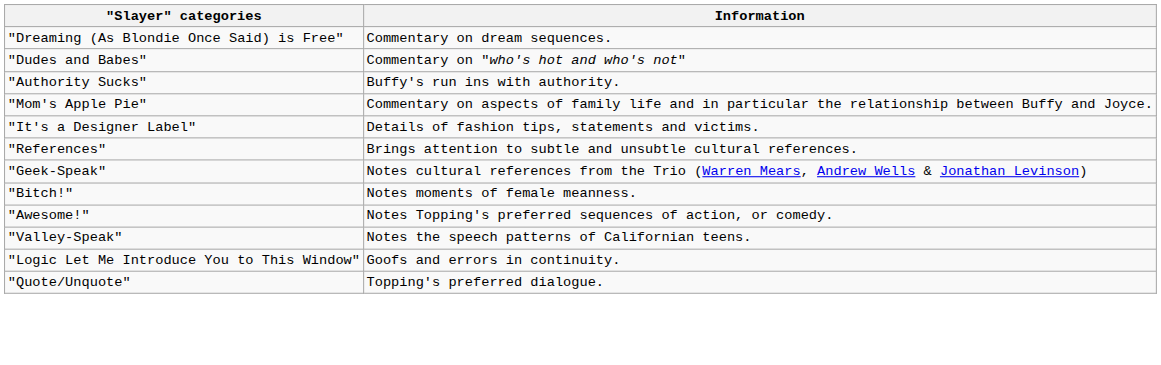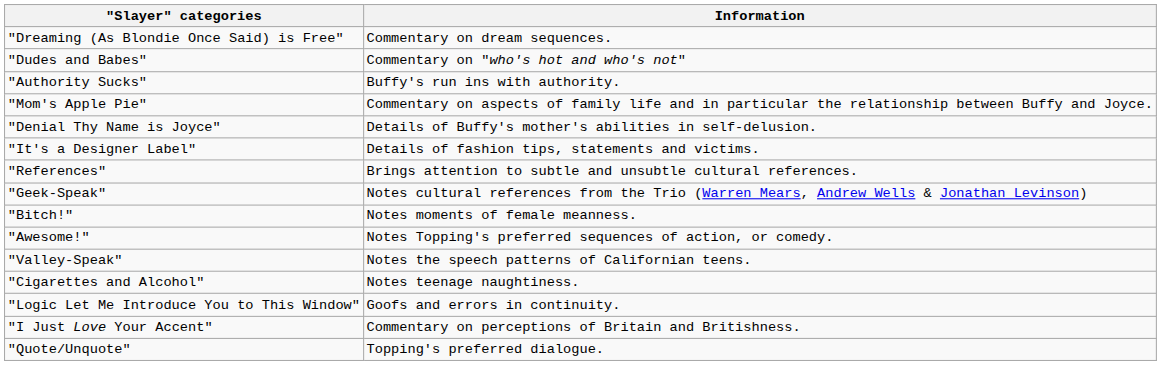+ row: (114, 127)
+ row: (106, 283)
+ row: (110, 327)
